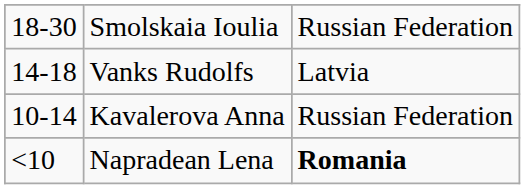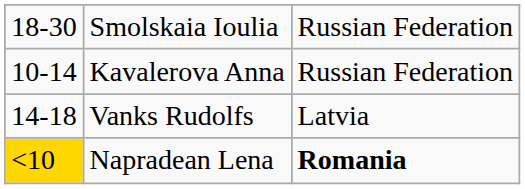rows swapped: (172, 71) <-> (187, 115)
(33, 159) no background -> (33, 159) gold background
